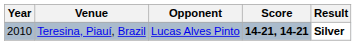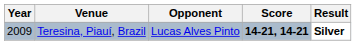(20, 31) 2010 -> (20, 31) 2009
